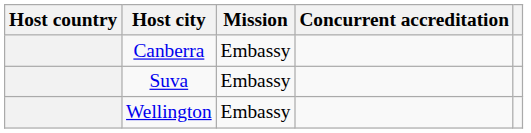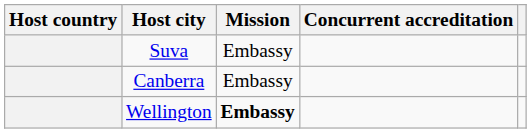rows swapped: (169, 50) <-> (169, 81)
(256, 111) normal -> (258, 111) bold
